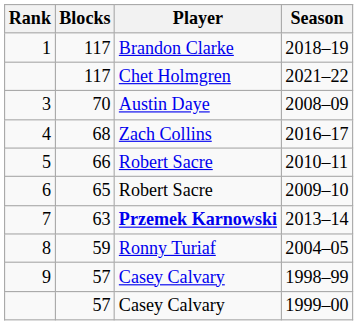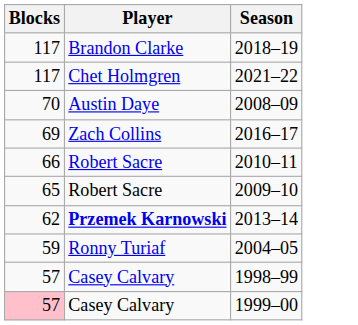- column: (30, 18)
(101, 133) 68 -> (51, 133) 69
(101, 219) 63 -> (51, 219) 62
(101, 305) no background -> (51, 305) pink background
